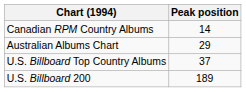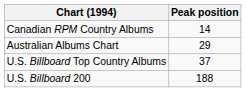(205, 78) 189 -> (205, 78) 188
